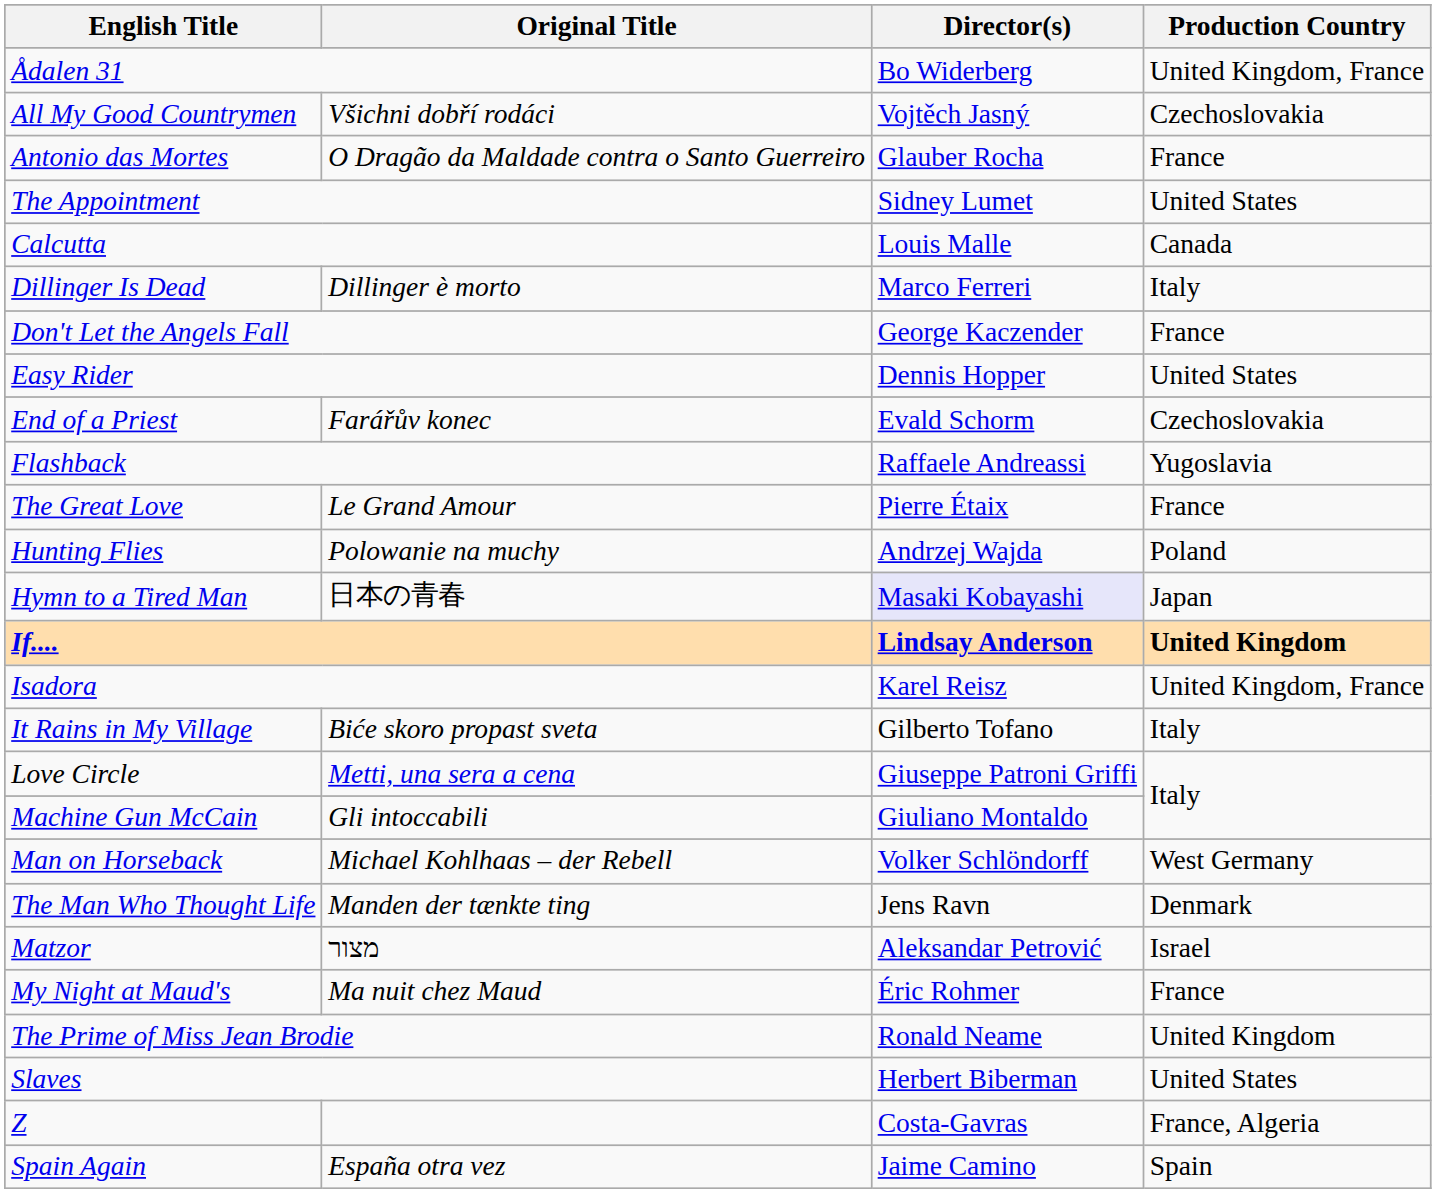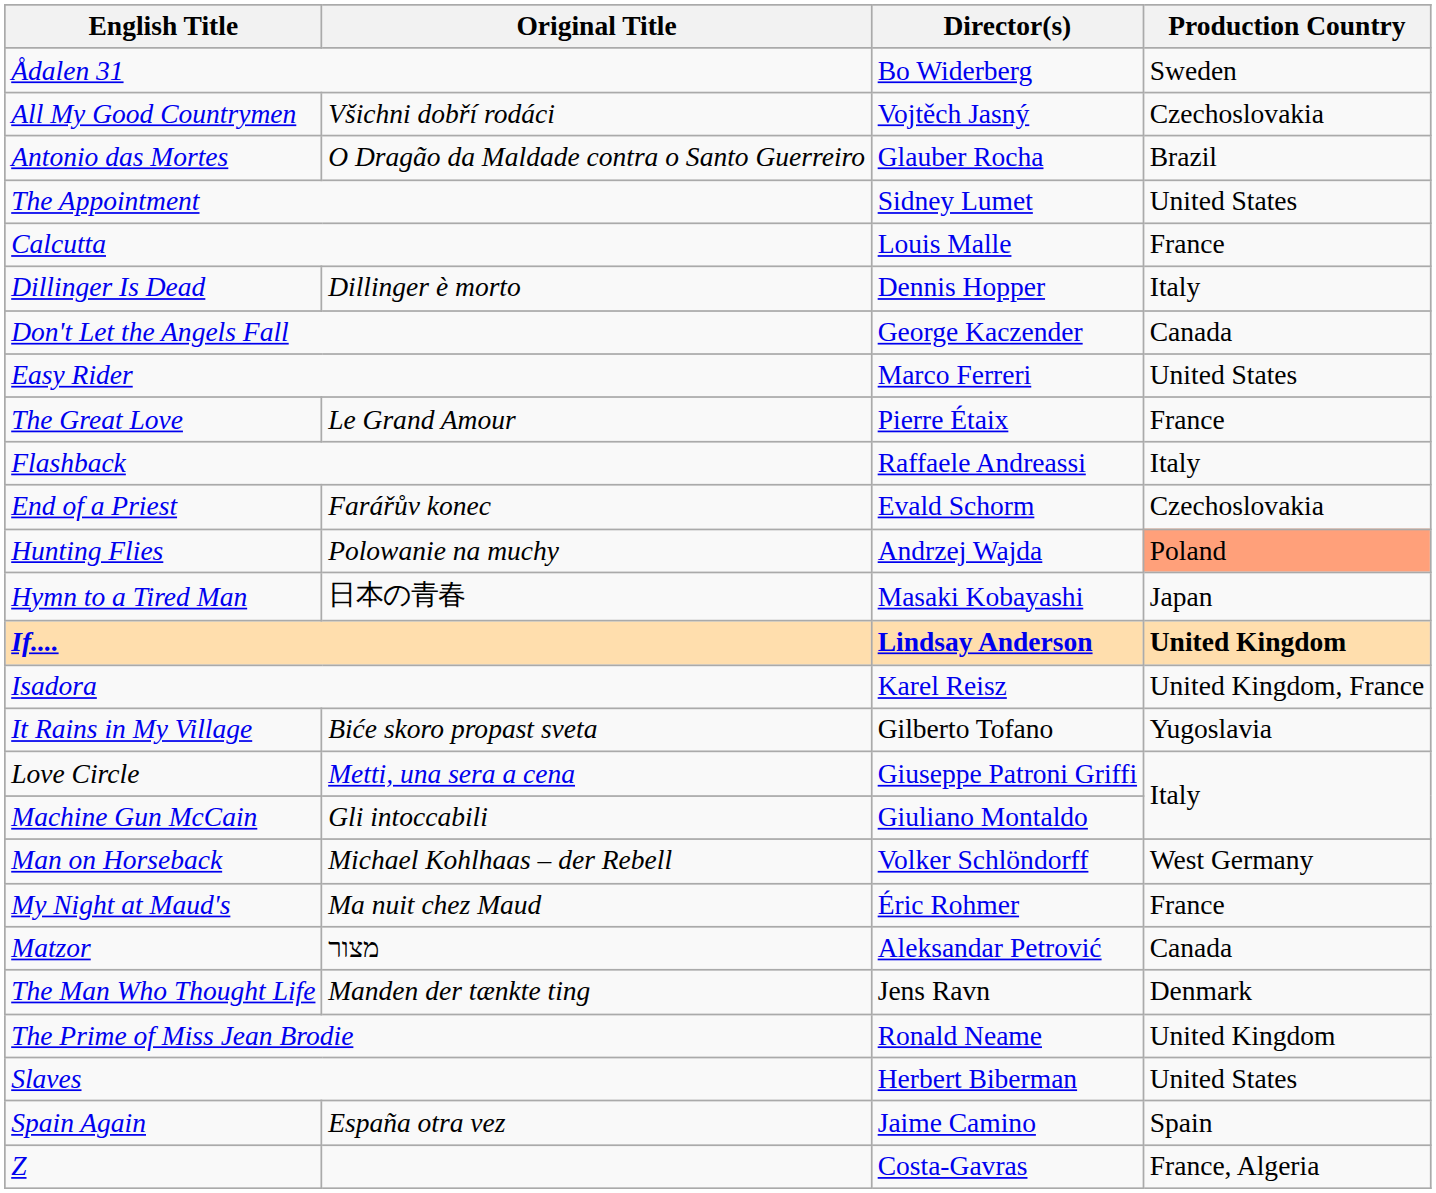(1287, 69) United Kingdom, France -> (1193, 69) Sweden
(1187, 157) France -> (1183, 157) Brazil
(1191, 244) Canada -> (1187, 244) France
(954, 288) Marco Ferreri -> (961, 288) Dennis Hopper
(1187, 331) France -> (1191, 331) Canada
(961, 375) Dennis Hopper -> (954, 375) Marco Ferreri
rows swapped: (94, 419) <-> (97, 506)
(1211, 462) Yugoslavia -> (1175, 462) Italy
(1188, 550) no background -> (1188, 550) lightsalmon background
(980, 596) lavender background -> (980, 596) no background
(1175, 729) Italy -> (1211, 729) Yugoslavia
rows swapped: (163, 904) <-> (121, 991)
(1180, 948) Israel -> (1191, 948) Canada
rows swapped: (79, 1166) <-> (19, 1122)
